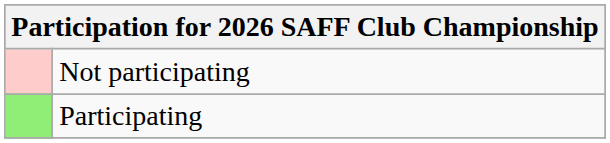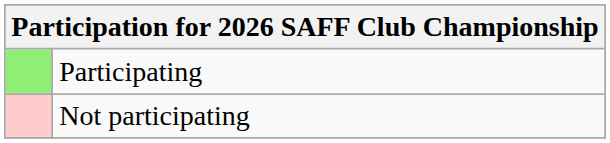rows swapped: (131, 115) <-> (154, 71)
